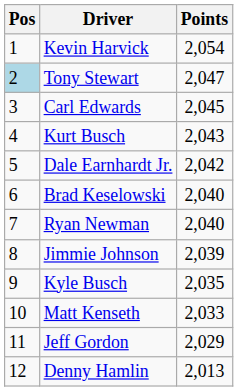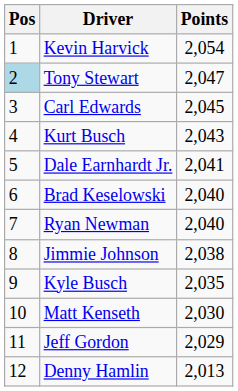(204, 165) 2,042 -> (204, 165) 2,041
(204, 253) 2,039 -> (204, 253) 2,038
(204, 312) 2,033 -> (204, 312) 2,030
